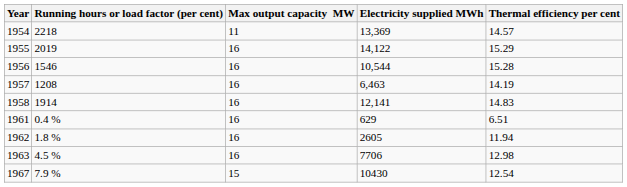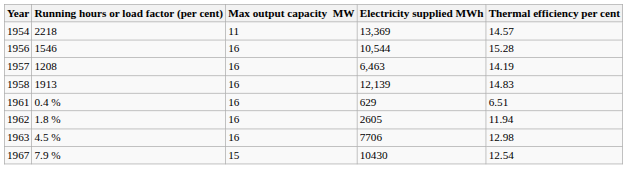- row: (18, 48)
(46, 102) 1914 -> (46, 84) 1913
(375, 102) 12,141 -> (375, 84) 12,139
